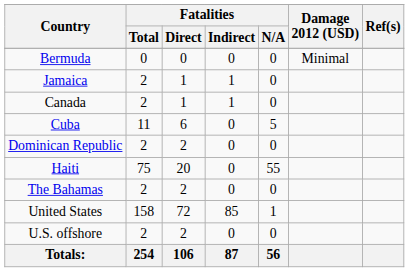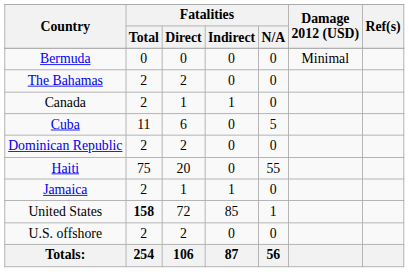rows swapped: (65, 189) <-> (65, 80)
(144, 211) normal -> (144, 211) bold
